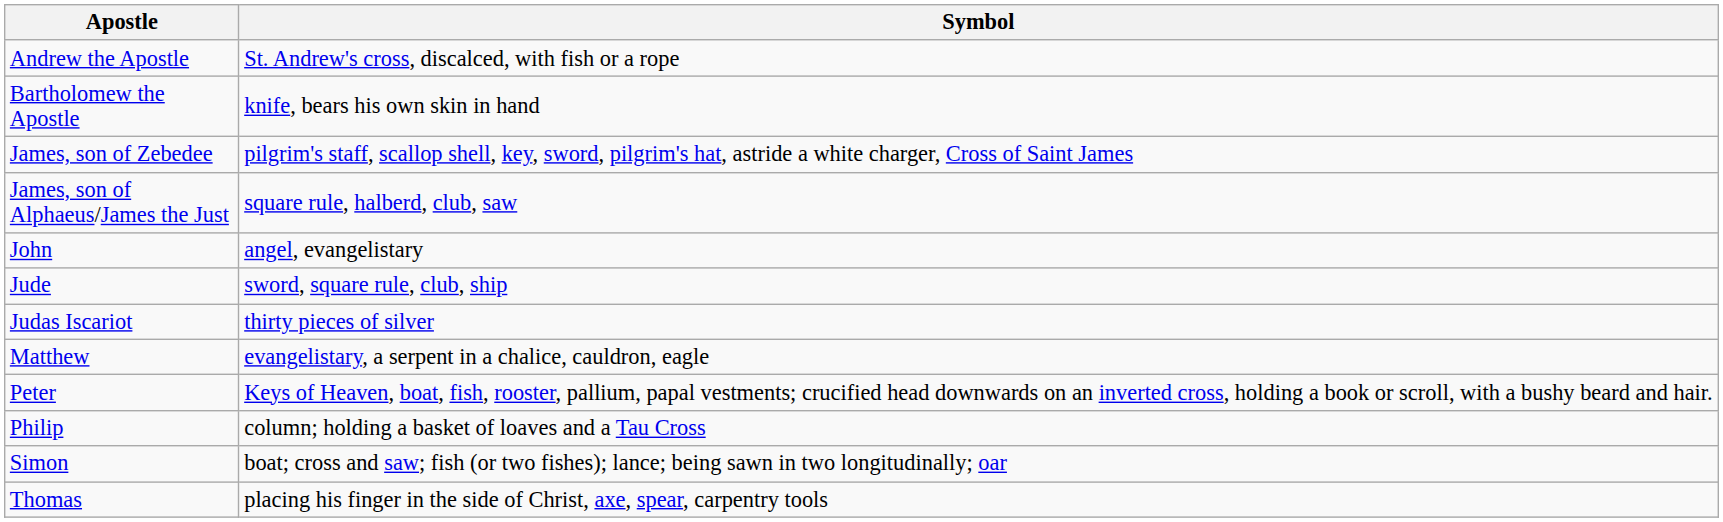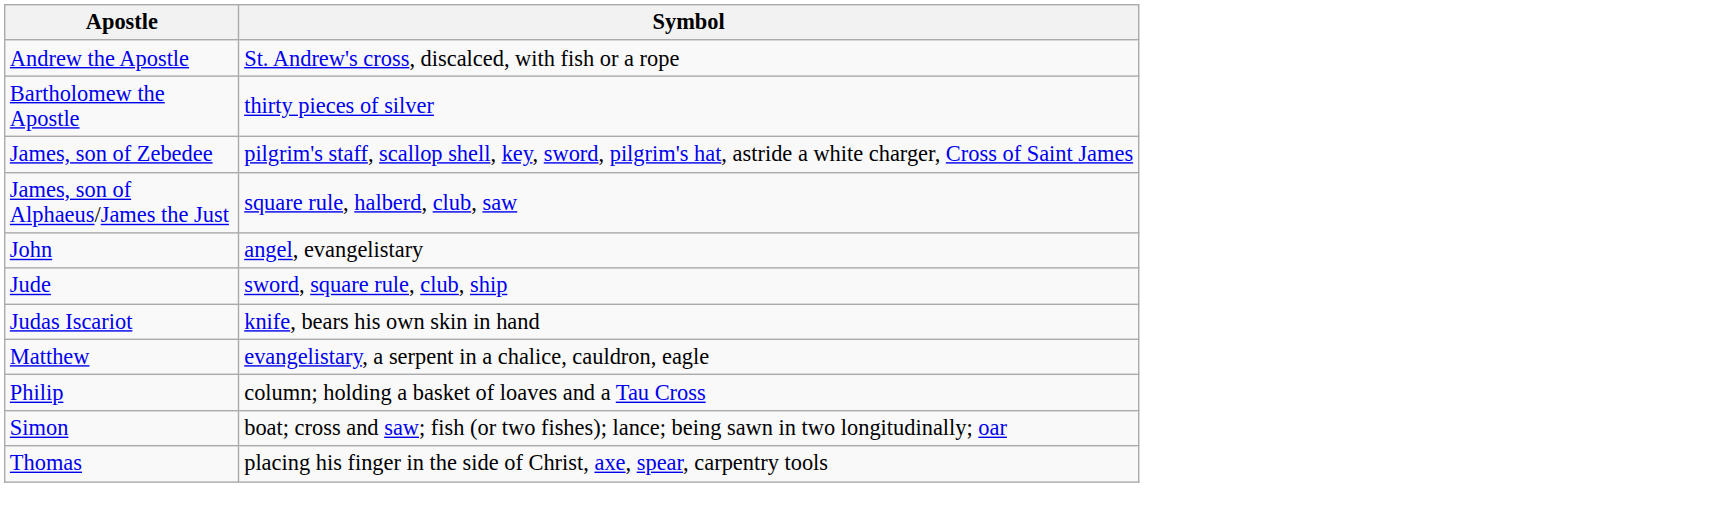(392, 105) knife, bears his own skin in hand -> (339, 105) thirty pieces of silver
(339, 321) thirty pieces of silver -> (392, 321) knife, bears his own skin in hand
- row: (33, 392)
